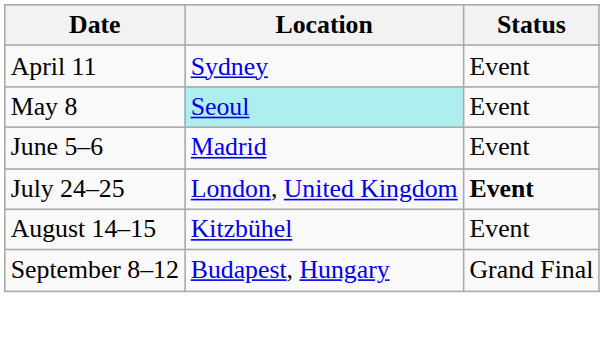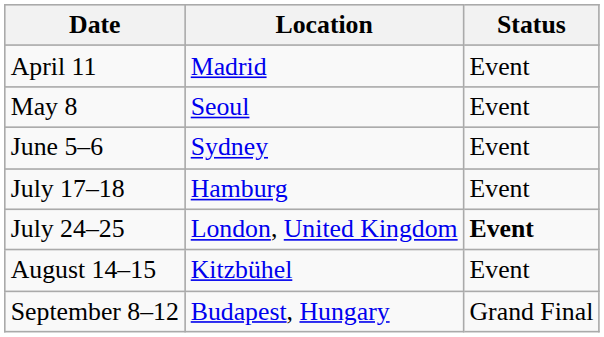(229, 65) Sydney -> (229, 65) Madrid
(220, 106) paleturquoise background -> (220, 106) no background
(229, 147) Madrid -> (229, 147) Sydney
+ row: (68, 188)
